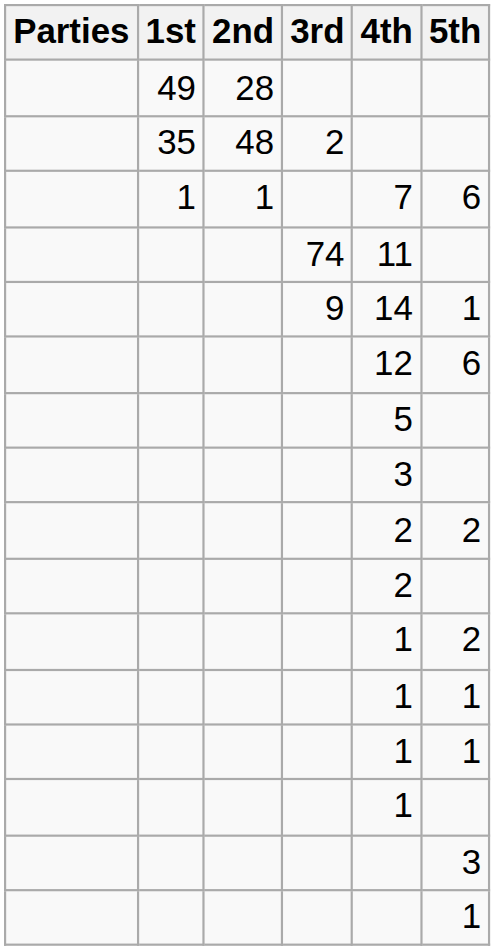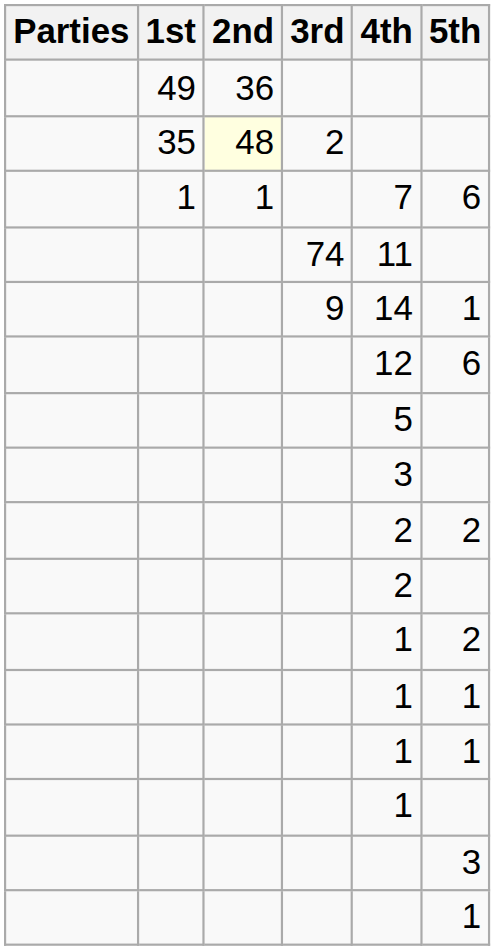(255, 87) 28 -> (255, 87) 36
(255, 142) no background -> (255, 142) lightyellow background
